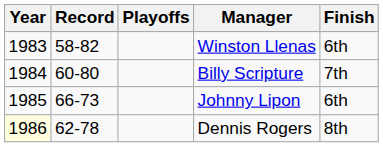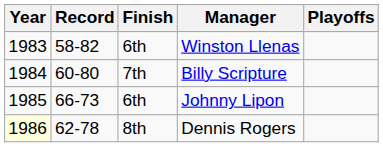columns swapped: (349, 18) <-> (156, 18)
